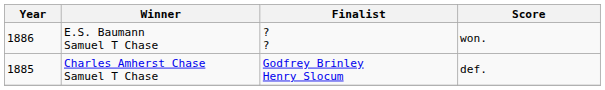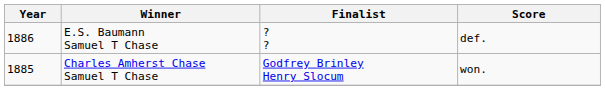(473, 38) won. -> (473, 38) def.
(473, 69) def. -> (473, 69) won.
